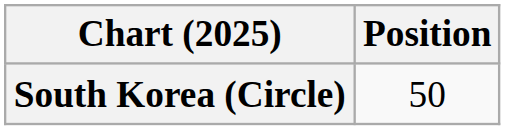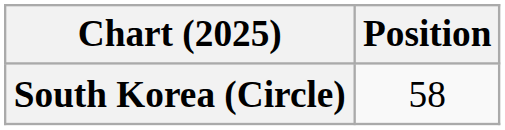(427, 93) 50 -> (427, 93) 58
